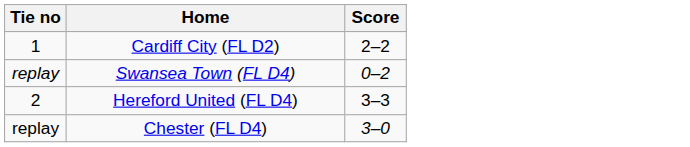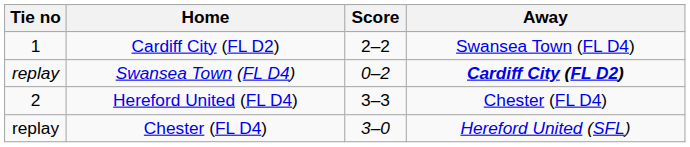+ column: (545, 18)
